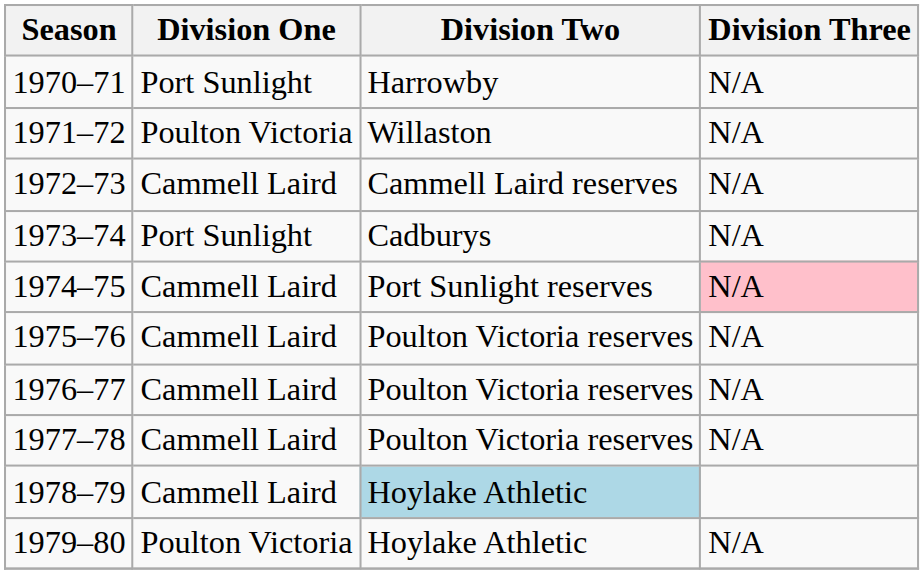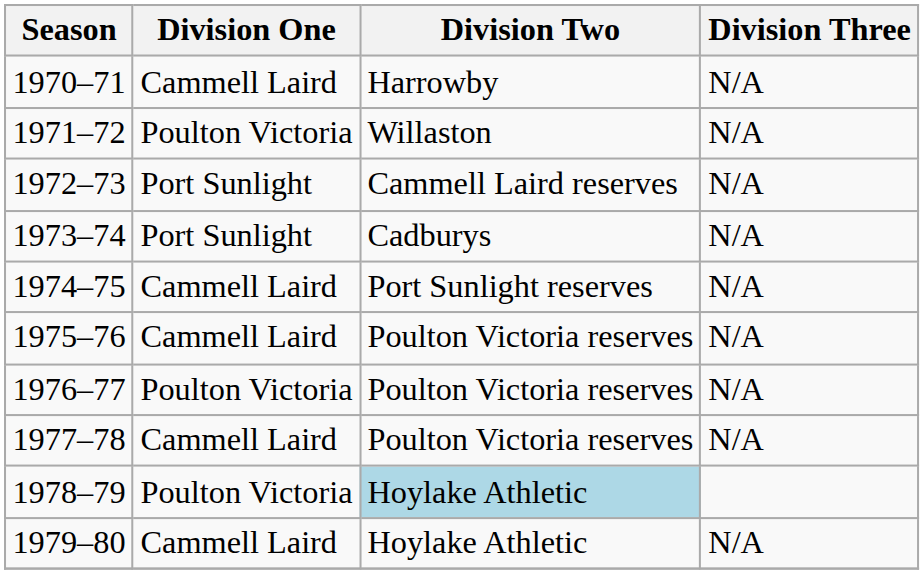(226, 81) Port Sunlight -> (239, 81) Cammell Laird
(239, 183) Cammell Laird -> (226, 183) Port Sunlight
(736, 286) pink background -> (736, 286) no background
(239, 388) Cammell Laird -> (246, 388) Poulton Victoria
(239, 491) Cammell Laird -> (246, 491) Poulton Victoria
(246, 542) Poulton Victoria -> (239, 542) Cammell Laird
